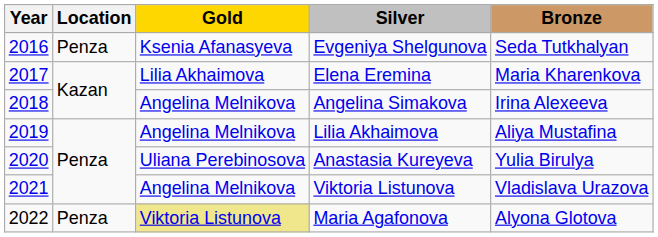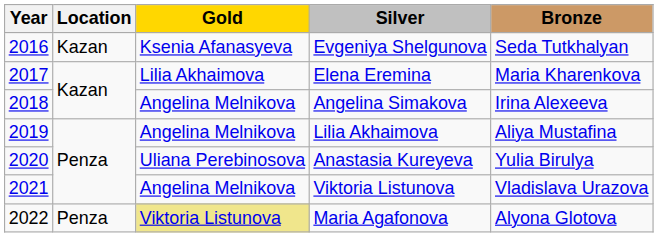(82, 47) Penza -> (82, 47) Kazan
